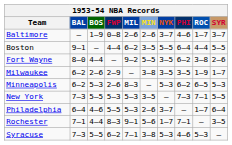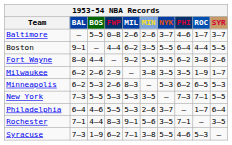(96, 36) 1–9 -> (96, 36) 5–5
(166, 122) 1–7 -> (166, 122) 3–5
(96, 134) 5–5 -> (96, 134) 1–9
(166, 134) 5–3 -> (166, 134) 5–5
